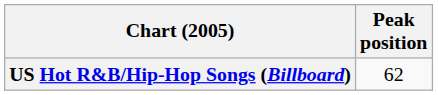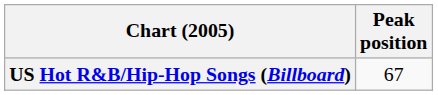(394, 74) 62 -> (394, 74) 67
